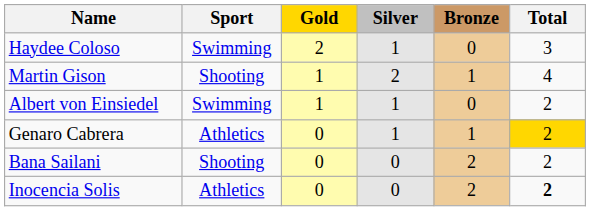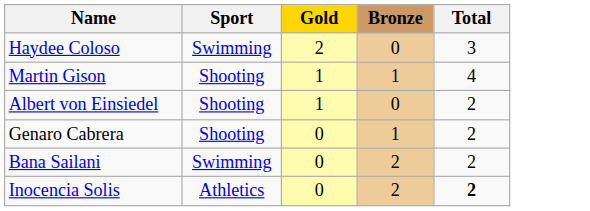- column: (395, 18)
(232, 104) Swimming -> (232, 104) Shooting
(232, 133) Athletics -> (232, 133) Shooting
(548, 133) gold background -> (471, 133) no background
(232, 162) Shooting -> (232, 162) Swimming
